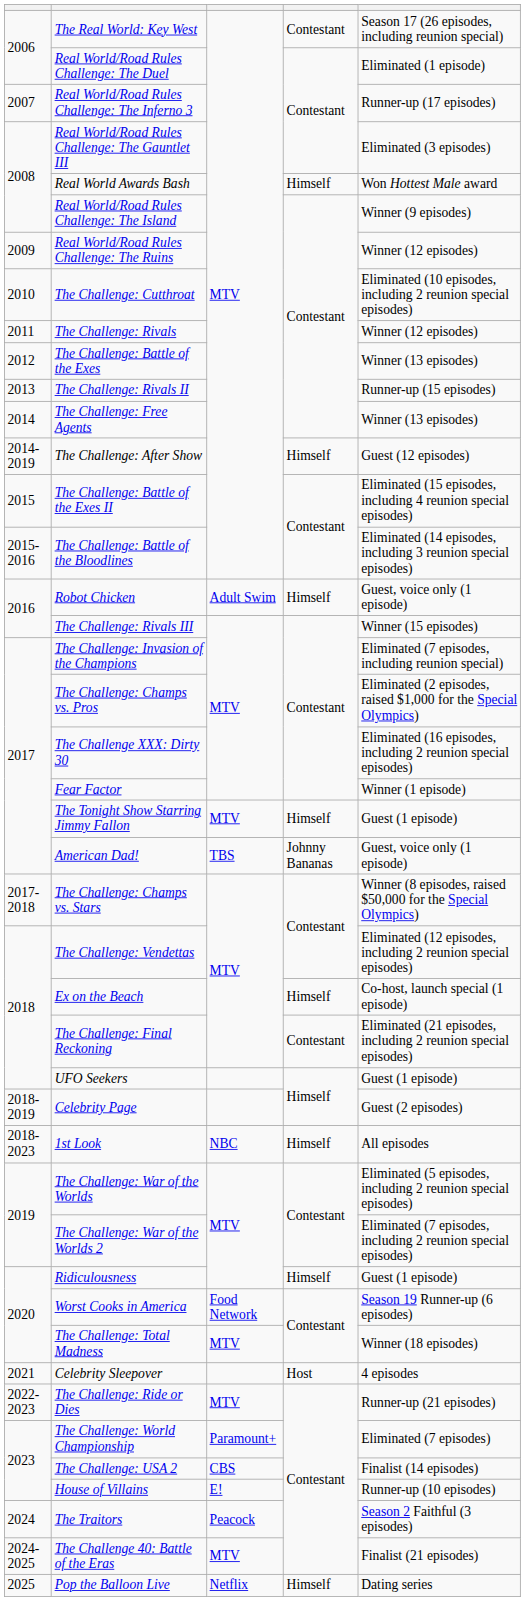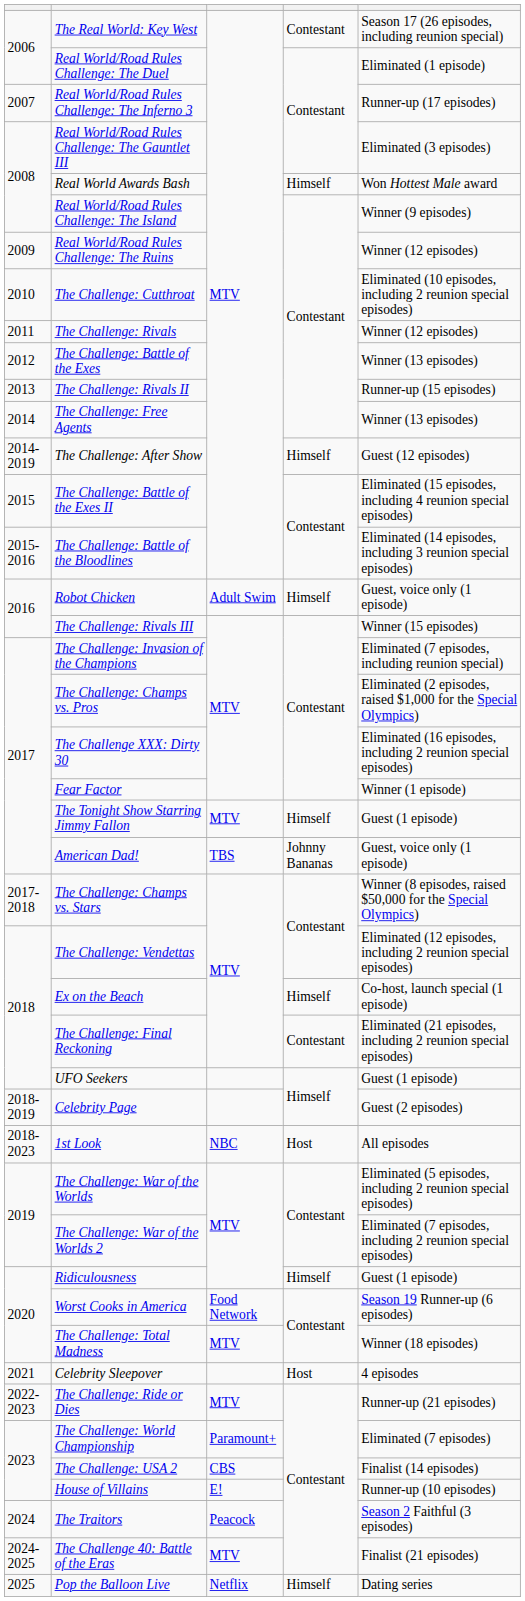(309, 1144) Himself -> (299, 1144) Host
